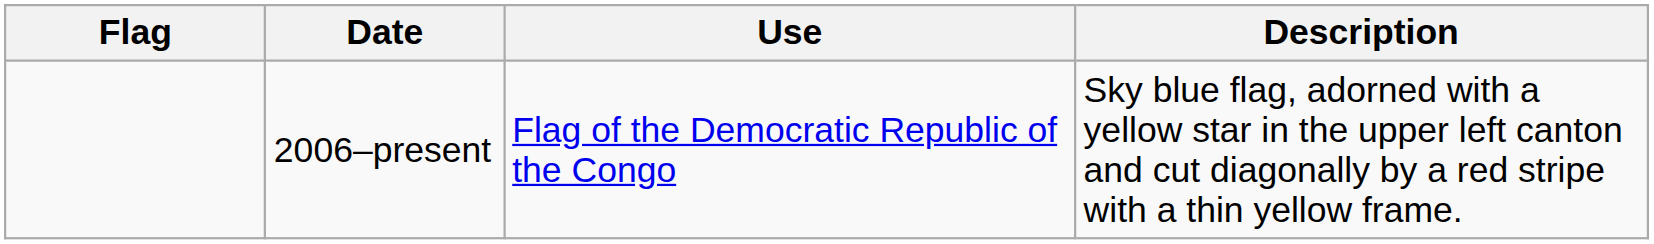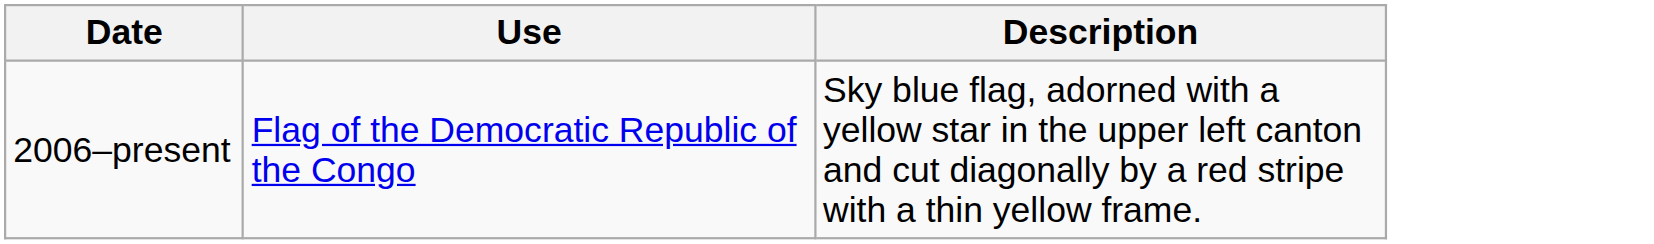- column: (135, 32)
